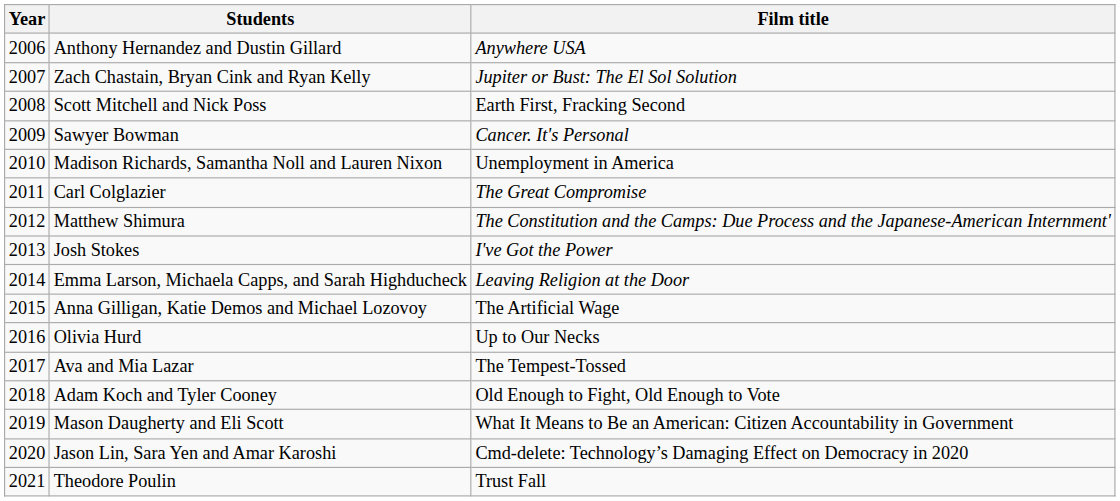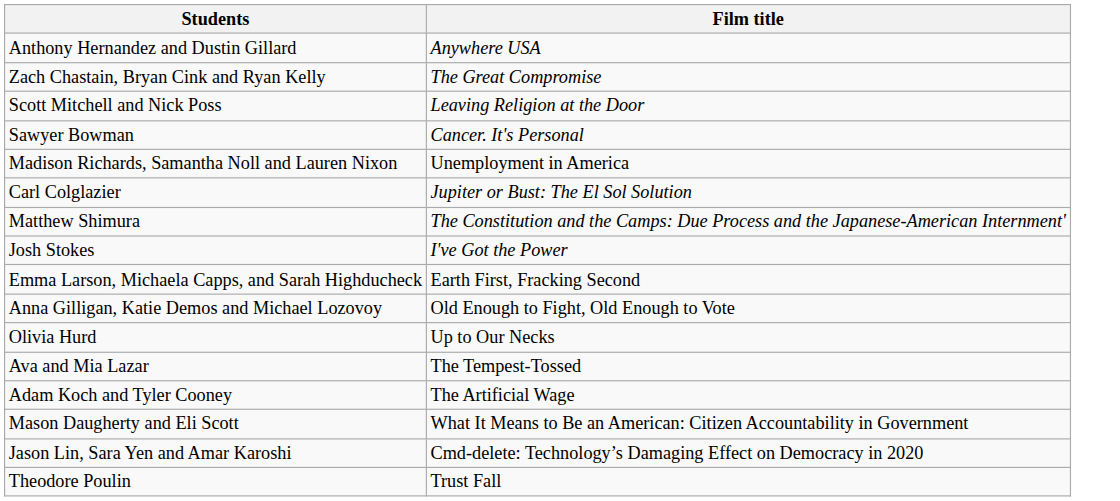- column: (27, 18)
(606, 76) Jupiter or Bust: The El Sol Solution -> (516, 76) The Great Compromise
(580, 105) Earth First, Fracking Second -> (537, 105) Leaving Religion at the Door
(561, 192) The Great Compromise -> (561, 192) Jupiter or Bust: The El Sol Solution
(582, 279) Leaving Religion at the Door -> (535, 279) Earth First, Fracking Second
(547, 308) The Artificial Wage -> (583, 308) Old Enough to Fight, Old Enough to Vote
(628, 395) Old Enough to Fight, Old Enough to Vote -> (503, 395) The Artificial Wage
